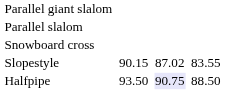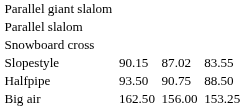(170, 81) lavender background -> (176, 81) no background
+ row: (23, 99)
